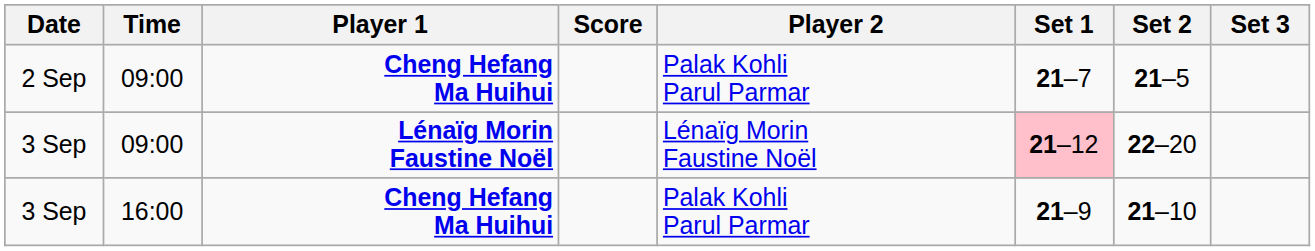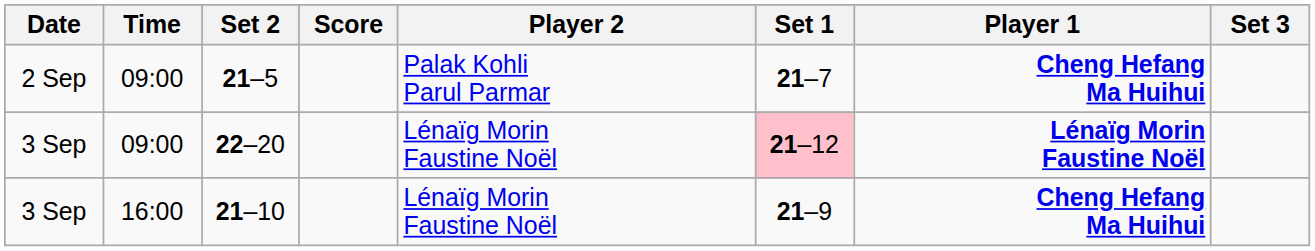columns swapped: (380, 25) <-> (1162, 25)
(736, 212) Palak Kohli Parul Parmar -> (480, 212) Lénaïg Morin Faustine Noël
